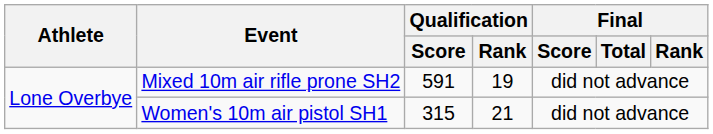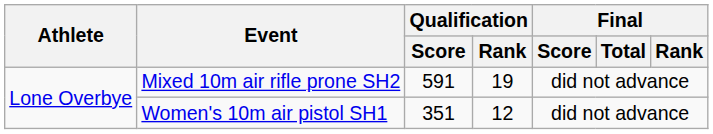(439, 113) 315 -> (439, 113) 351
(502, 113) 21 -> (502, 113) 12
